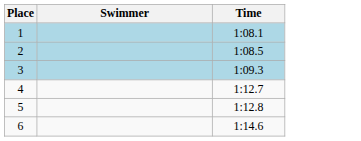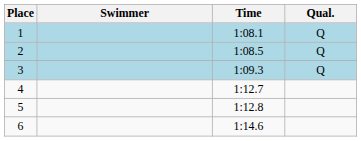+ column: (321, 13)
